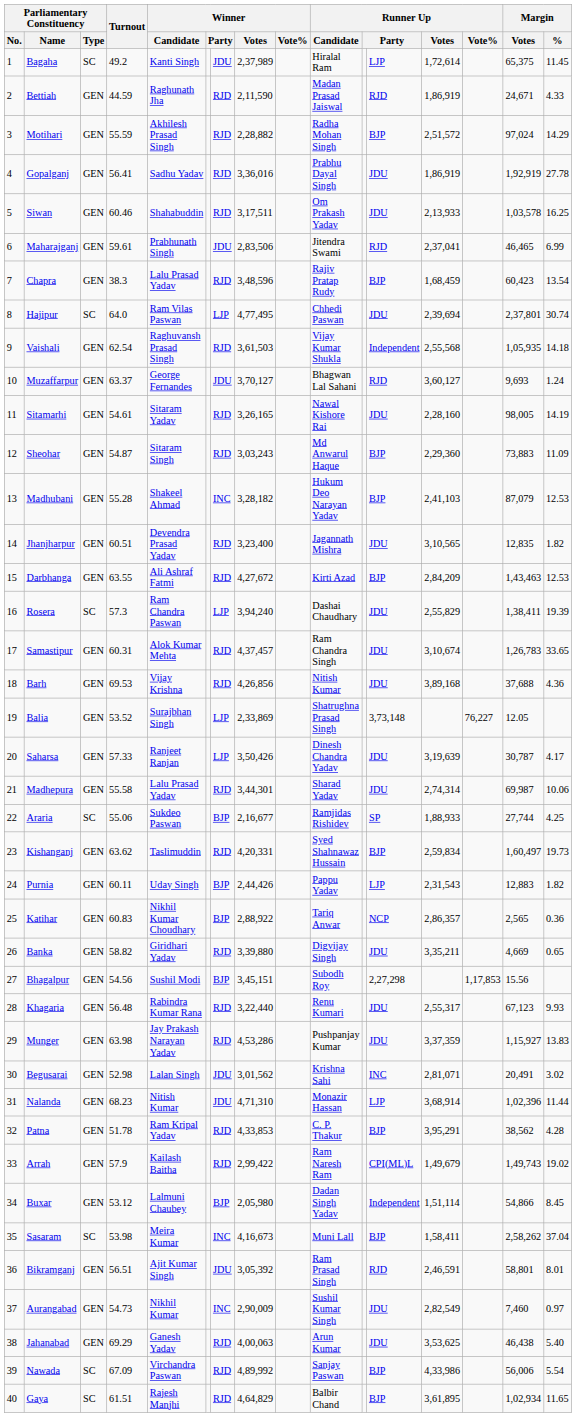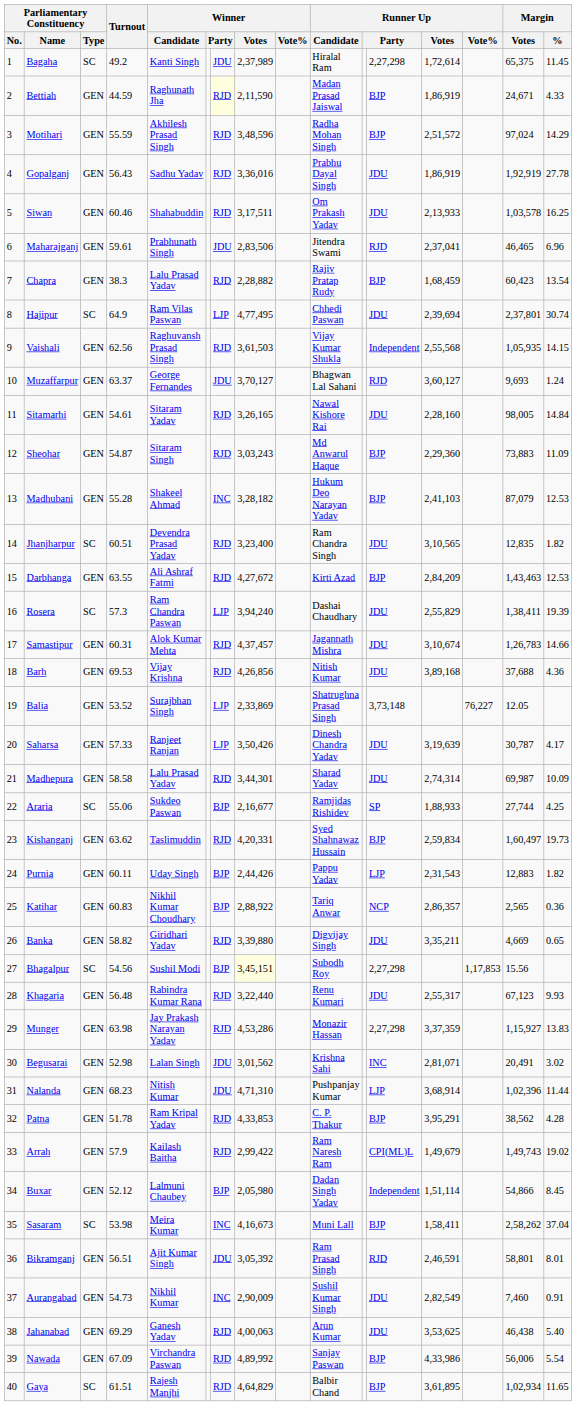(377, 62) LJP -> (387, 62) 2,27,298
(222, 95) no background -> (222, 95) lightyellow background
(378, 95) RJD -> (377, 95) BJP
(255, 135) 2,28,882 -> (255, 135) 3,48,596
(121, 174) 56.41 -> (121, 174) 56.43
(555, 247) 6.99 -> (555, 247) 6.96
(255, 280) 3,48,596 -> (255, 280) 2,28,882
(118, 314) 64.0 -> (118, 314) 64.9
(121, 347) 62.54 -> (121, 347) 62.56
(557, 347) 14.18 -> (557, 347) 14.15
(557, 414) 14.19 -> (557, 414) 14.84
(93, 544) GEN -> (89, 544) SC
(333, 544) Jagannath Mishra -> (330, 544) Ram Chandra Singh
(330, 650) Ram Chandra Singh -> (333, 644) Jagannath Mishra
(557, 650) 33.65 -> (557, 644) 14.66
(121, 790) 55.58 -> (121, 778) 58.58
(557, 790) 10.06 -> (557, 778) 10.09
(93, 979) GEN -> (89, 968) SC
(255, 979) no background -> (255, 968) lightyellow background
(336, 1041) Pushpanjay Kumar -> (330, 1029) Monazir Hassan
(378, 1041) JDU -> (387, 1029) 2,27,298
(330, 1102) Monazir Hassan -> (336, 1091) Pushpanjay Kumar
(121, 1203) 53.12 -> (121, 1191) 52.12
(555, 1309) 0.97 -> (555, 1297) 0.91
(89, 1370) SC -> (93, 1359) GEN
